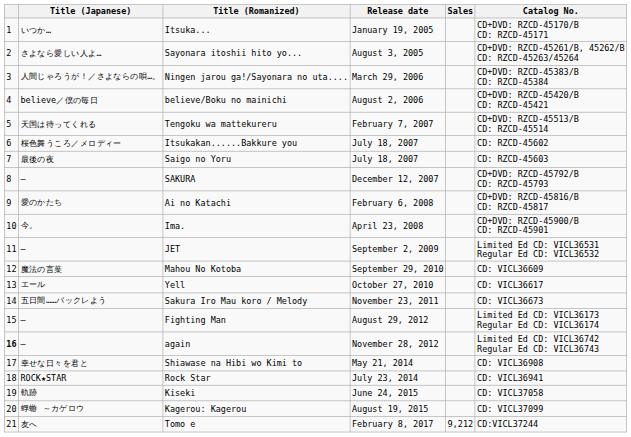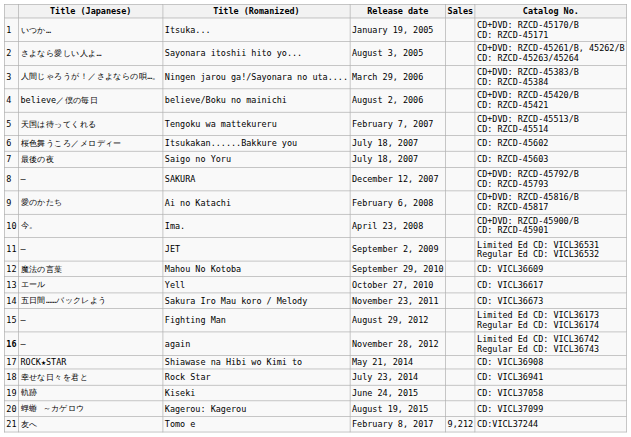(54, 363) 幸せな日々を君と -> (43, 362) ROCK★STAR
(43, 378) ROCK★STAR -> (54, 377) 幸せな日々を君と
